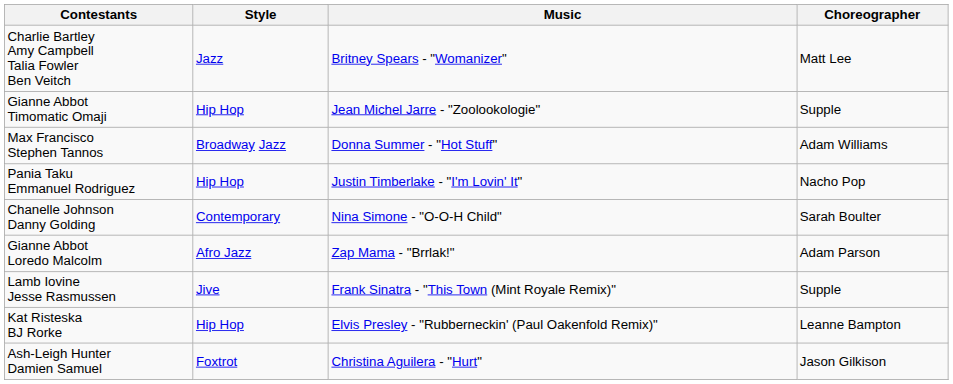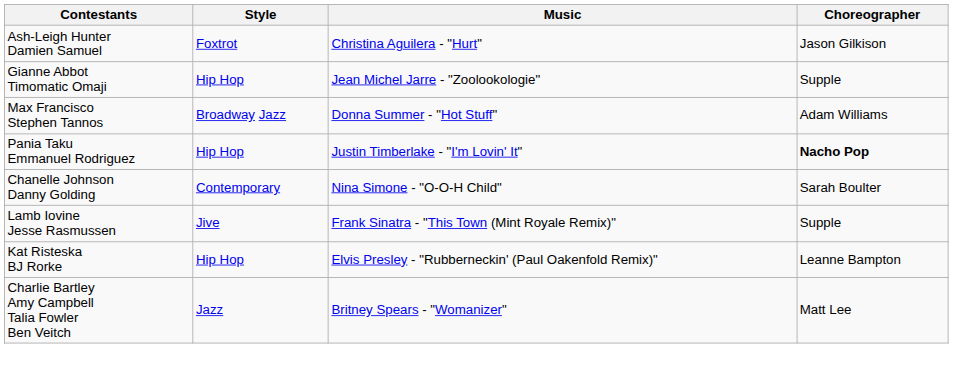rows swapped: (59, 361) <-> (51, 58)
(833, 181) normal -> (834, 151) bold
- row: (55, 253)
